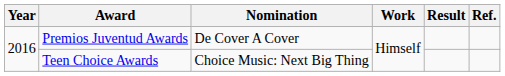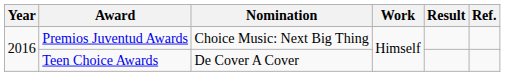(247, 37) De Cover A Cover -> (282, 37) Choice Music: Next Big Thing
(282, 60) Choice Music: Next Big Thing -> (247, 60) De Cover A Cover
